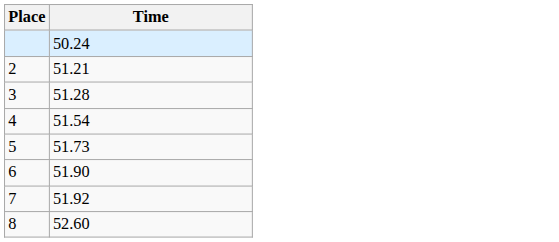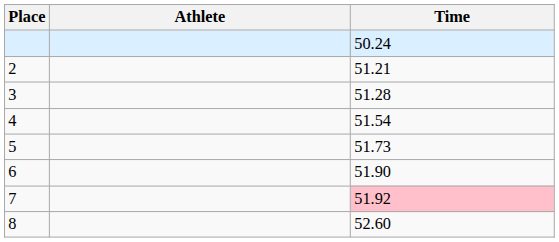+ column: (200, 17)
(71, 198) no background -> (373, 198) pink background
